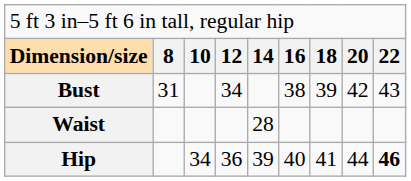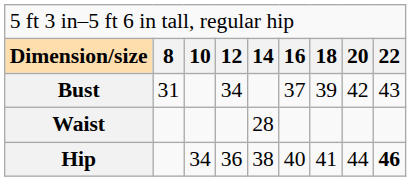(295, 90) 38 -> (295, 90) 37
(263, 158) 39 -> (263, 158) 38
